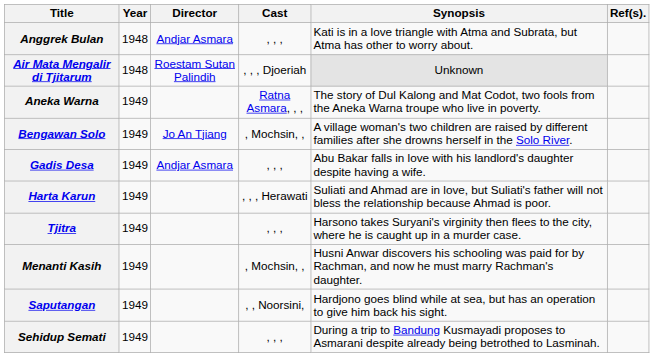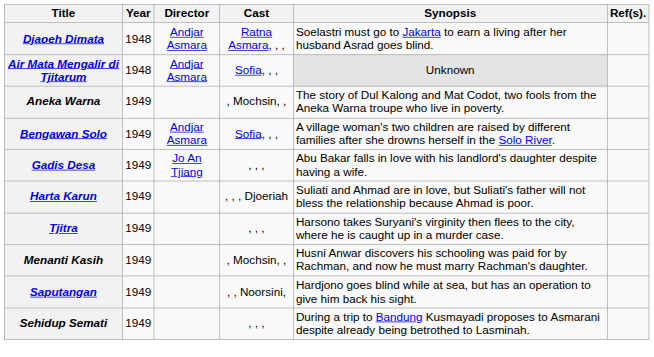+ row: (63, 38)
- row: (62, 38)
(195, 70) Roestam Sutan Palindih -> (187, 70) Andjar Asmara
(275, 70) , , , Djoeriah -> (256, 70) Sofia, , ,
(275, 102) Ratna Asmara, , , -> (256, 102) , Mochsin, ,
(195, 133) Jo An Tjiang -> (187, 133) Andjar Asmara
(275, 133) , Mochsin, , -> (256, 133) Sofia, , ,
(195, 165) Andjar Asmara -> (187, 165) Jo An Tjiang
(275, 197) , , , Herawati -> (256, 197) , , , Djoeriah
